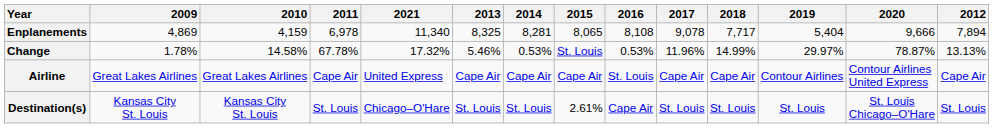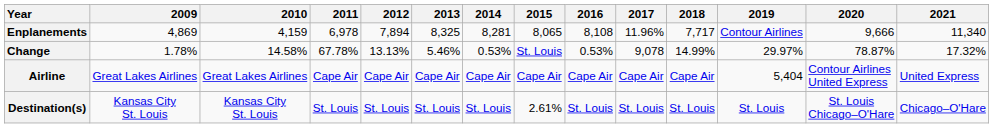columns swapped: (973, 14) <-> (407, 14)
(690, 32) 9,078 -> (645, 32) 11.96%
(829, 32) 5,404 -> (762, 32) Contour Airlines
(685, 51) 11.96% -> (649, 51) 9,078
(631, 76) St. Louis -> (590, 76) Cape Air
(802, 76) Contour Airlines -> (788, 76) 5,404
(631, 108) Cape Air -> (590, 108) St. Louis
